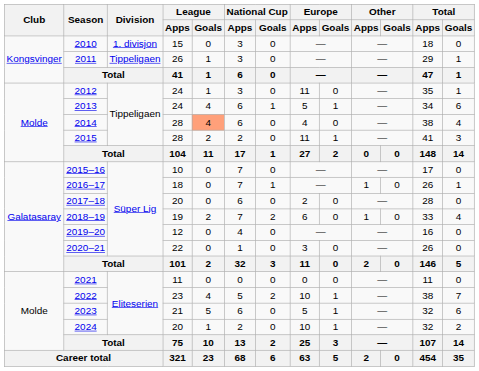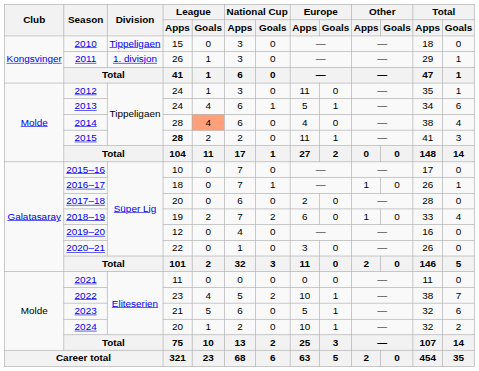(135, 43) 1. divisjon -> (135, 43) Tippeligaen
(135, 59) Tippeligaen -> (135, 59) 1. divisjon
(177, 138) normal -> (177, 138) bold
